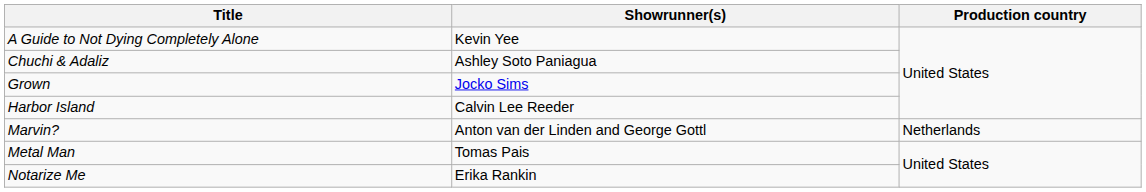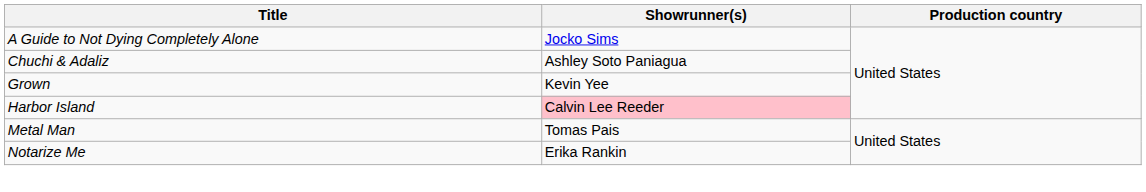(487, 38) Kevin Yee -> (582, 38) Jocko Sims
(492, 84) Jocko Sims -> (577, 84) Kevin Yee
(514, 107) no background -> (604, 107) pink background
- row: (33, 130)
